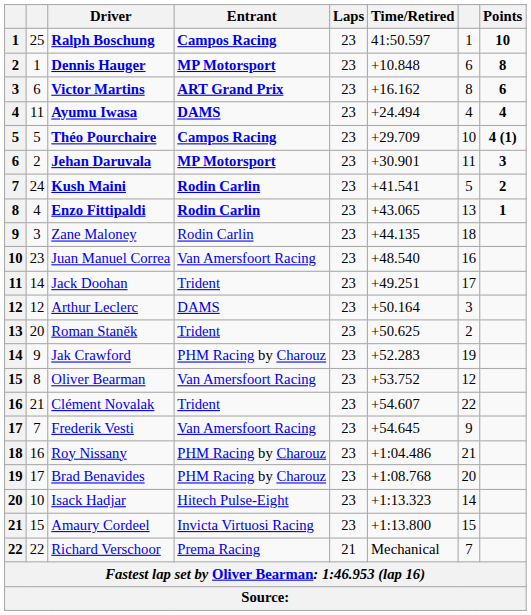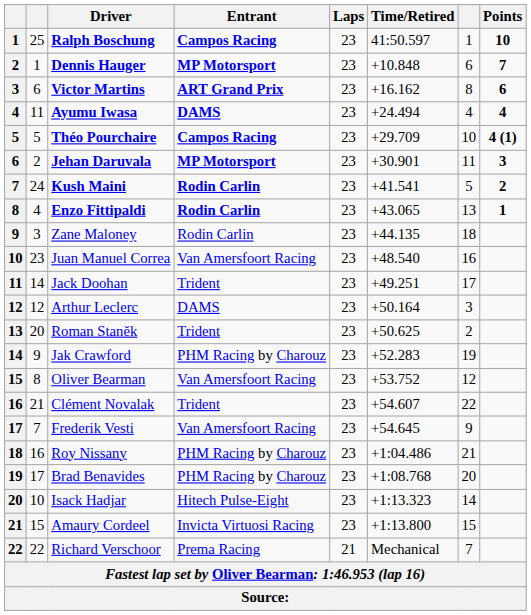(503, 64) 8 -> (503, 64) 7
